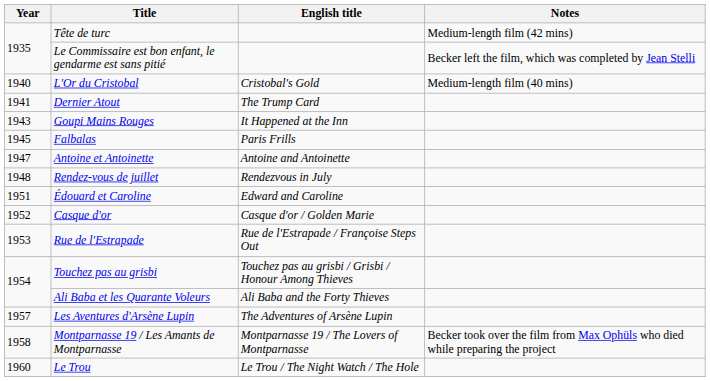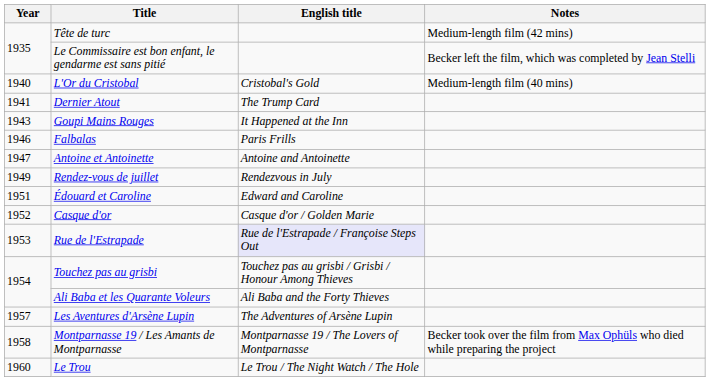(19, 139) 1945 -> (19, 139) 1946
(19, 177) 1948 -> (19, 177) 1949
(328, 240) no background -> (328, 240) lavender background
